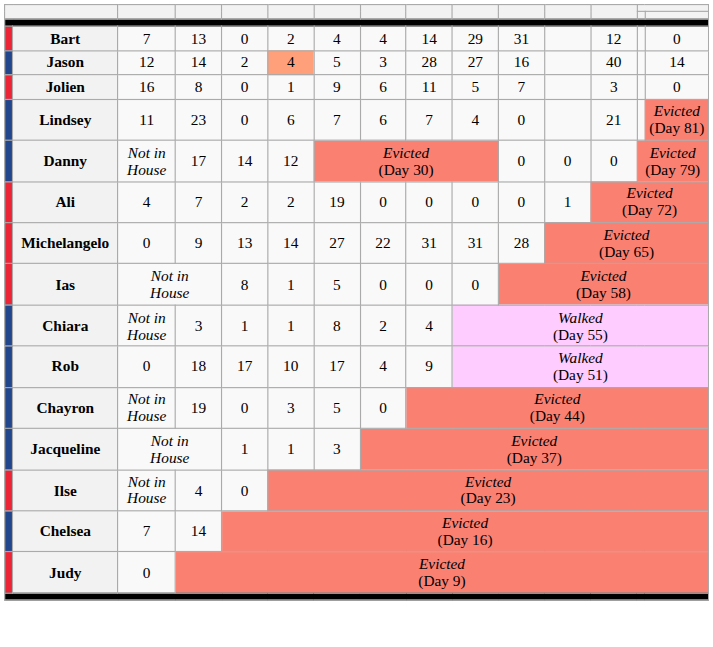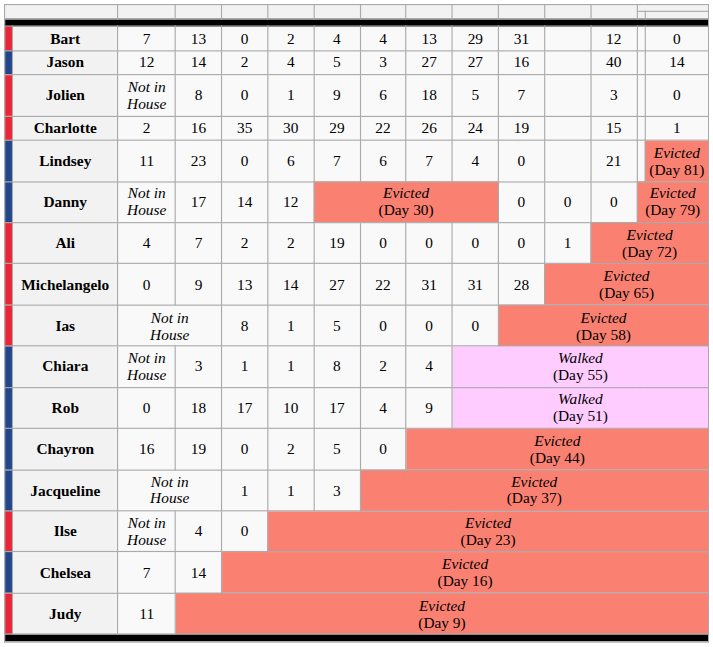(429, 38) 14 -> (429, 38) 13
(291, 62) lightsalmon background -> (291, 62) no background
(429, 62) 28 -> (429, 62) 27
(147, 87) 16 -> (147, 95) Not in House
(429, 87) 11 -> (429, 95) 18
+ row: (65, 128)
(147, 407) Not in House -> (147, 449) 16
(291, 407) 3 -> (291, 449) 2
(147, 572) 0 -> (147, 613) 11
